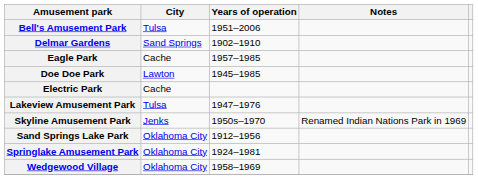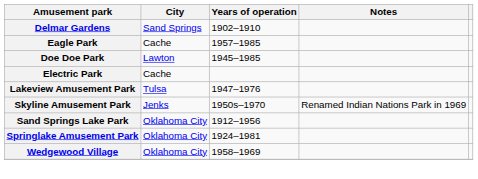- row: (73, 27)
